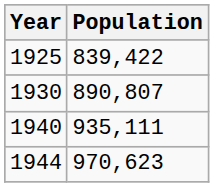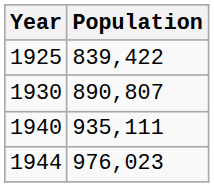(118, 164) 970,623 -> (118, 164) 976,023
